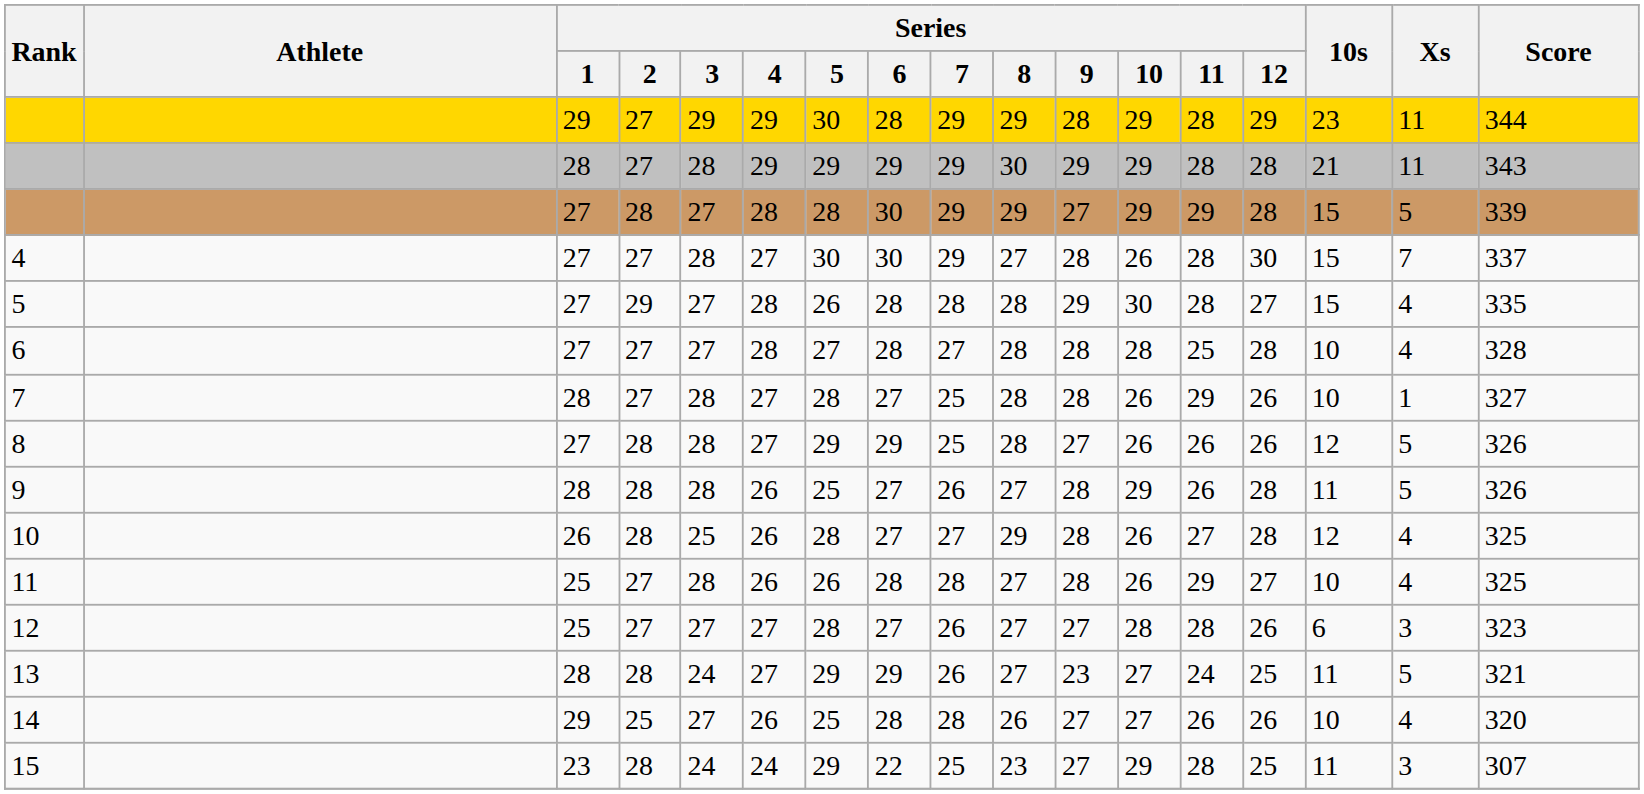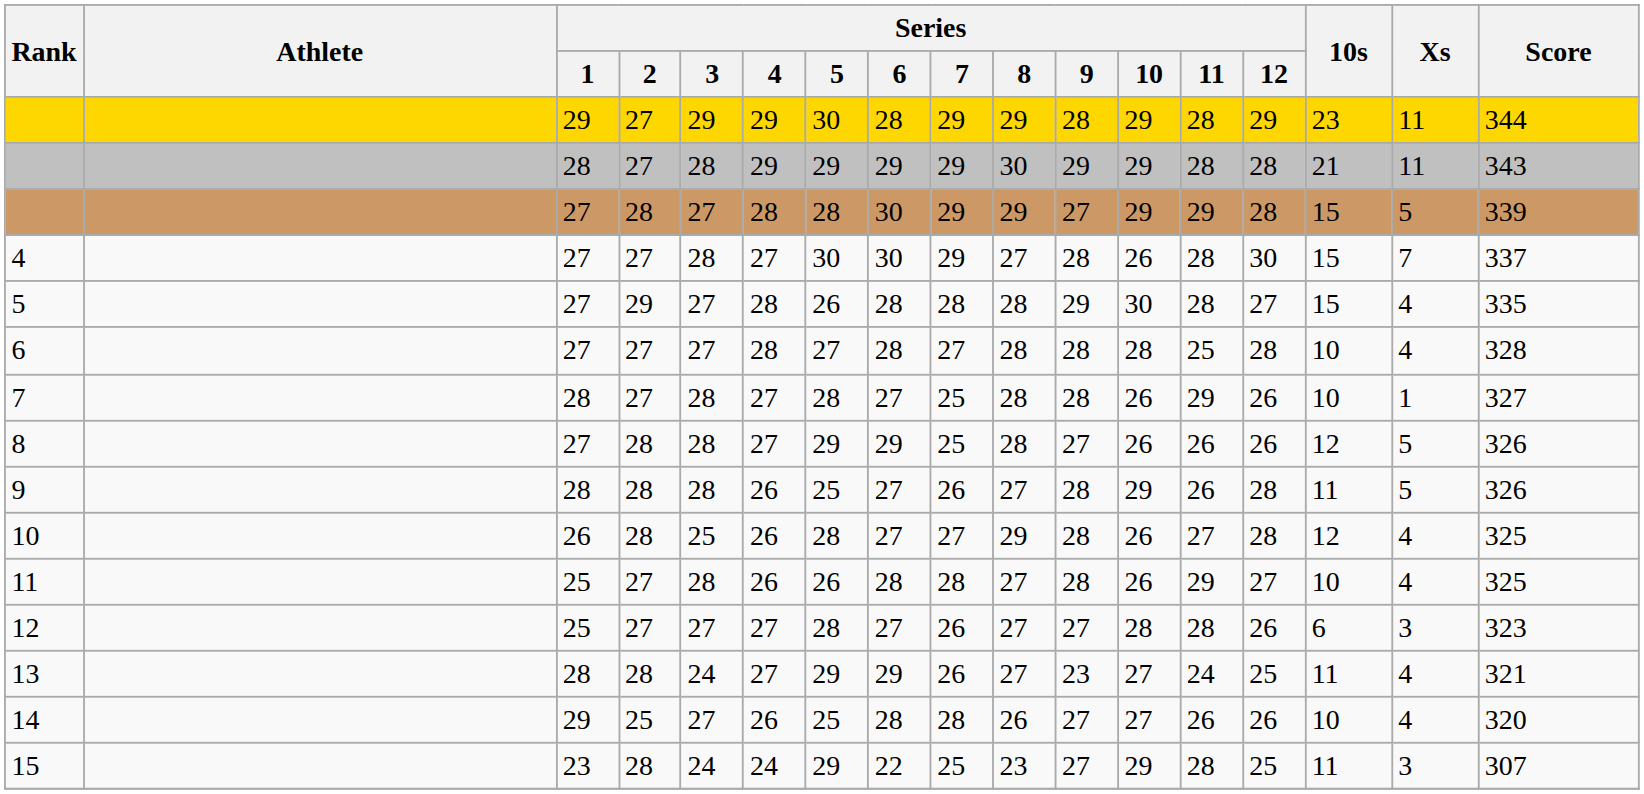(1405, 673) 5 -> (1405, 673) 4
